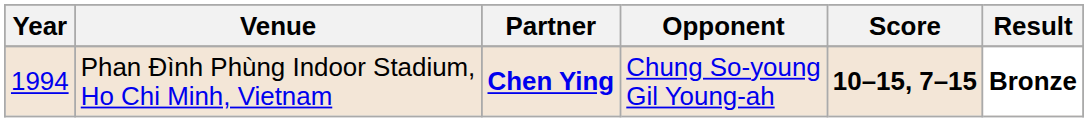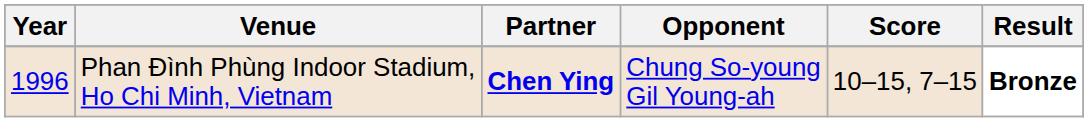(40, 81) 1994 -> (40, 81) 1996
(905, 81) bold -> (905, 81) normal
